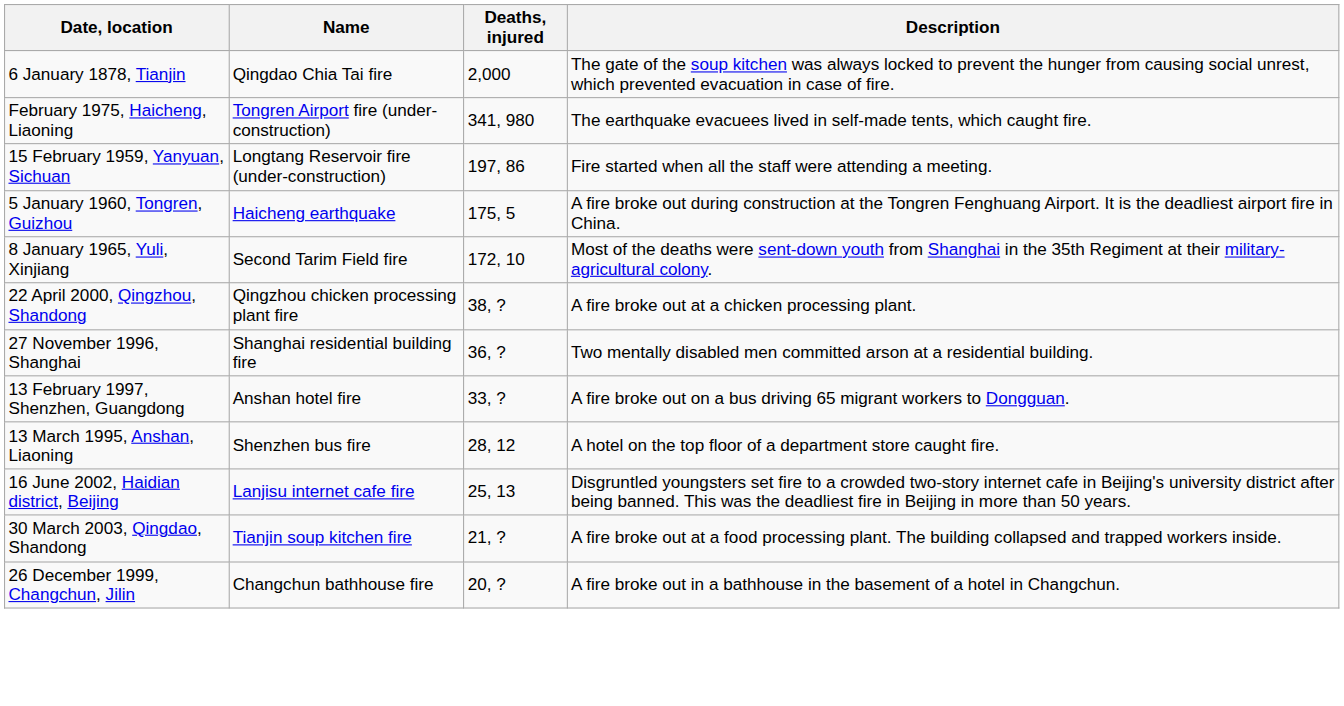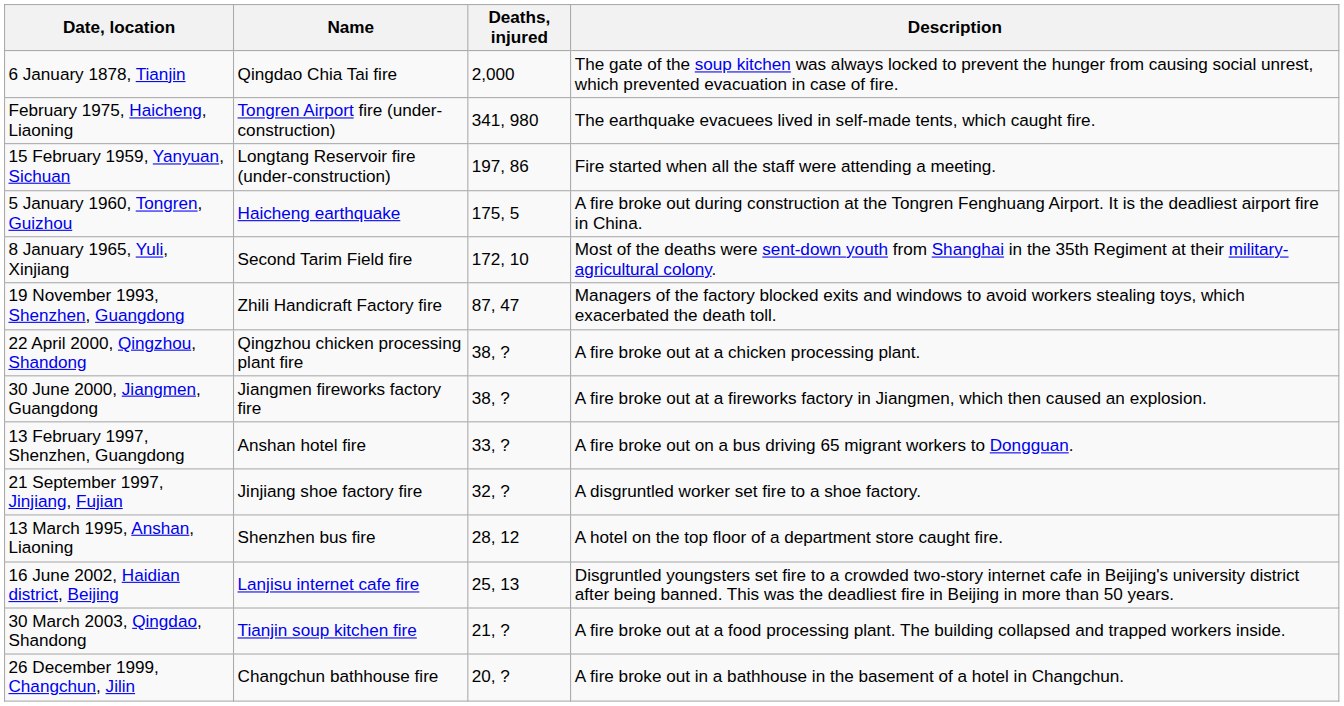+ row: (97, 306)
+ row: (105, 398)
- row: (84, 352)
+ row: (86, 491)
